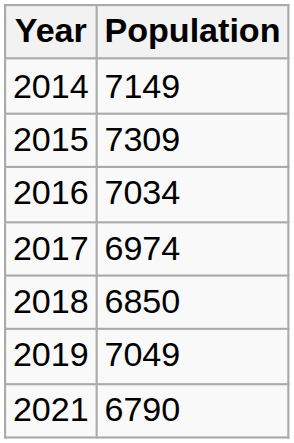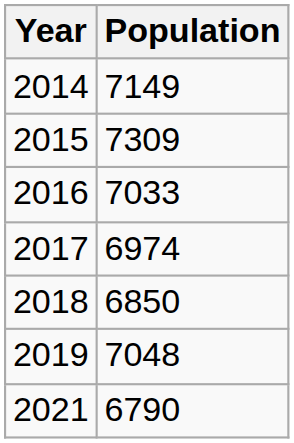(142, 193) 7034 -> (142, 193) 7033
(142, 355) 7049 -> (142, 355) 7048
